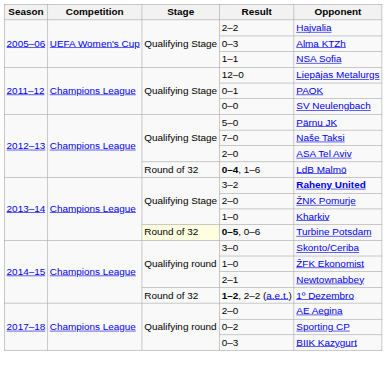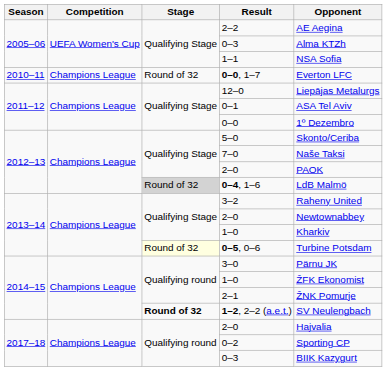(314, 28) Hajvalia -> (319, 28) AE Aegina
+ row: (26, 75)
(310, 91) PAOK -> (324, 106) ASA Tel Aviv
(334, 106) SV Neulengbach -> (325, 122) 1º Dezembro
(317, 122) Pärnu JK -> (328, 138) Skonto/Ceriba
(324, 153) ASA Tel Aviv -> (310, 169) PAOK
(171, 169) no background -> (171, 185) lightgrey background
(331, 185) bold -> (329, 201) normal
(326, 201) ŽNK Pomurje -> (330, 216) Newtownabbey
(328, 248) Skonto/Ceriba -> (317, 264) Pärnu JK
(330, 279) Newtownabbey -> (326, 295) ŽNK Pomurje
(171, 295) normal -> (173, 311) bold
(325, 295) 1º Dezembro -> (334, 311) SV Neulengbach
(319, 311) AE Aegina -> (314, 327) Hajvalia
